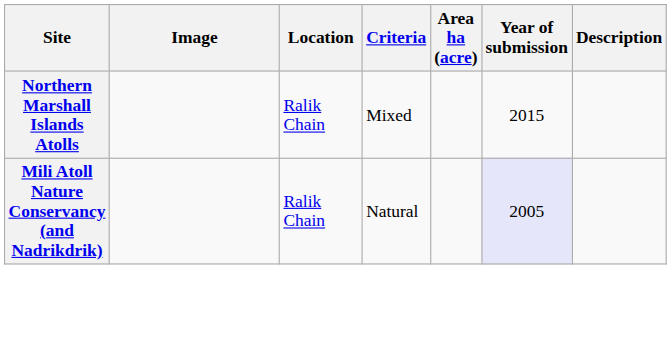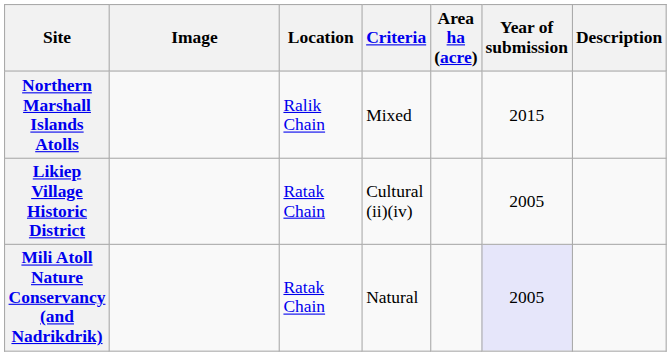+ row: (57, 201)
(304, 210) Ralik Chain -> (304, 297) Ratak Chain
